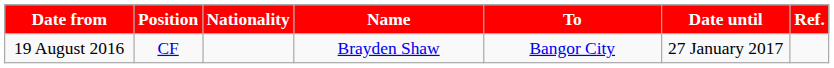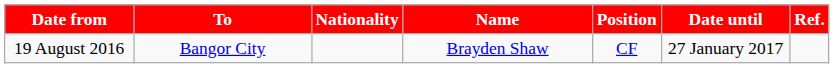columns swapped: (168, 19) <-> (572, 19)
